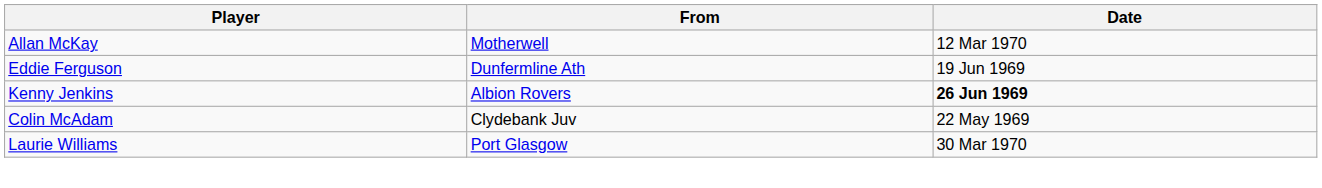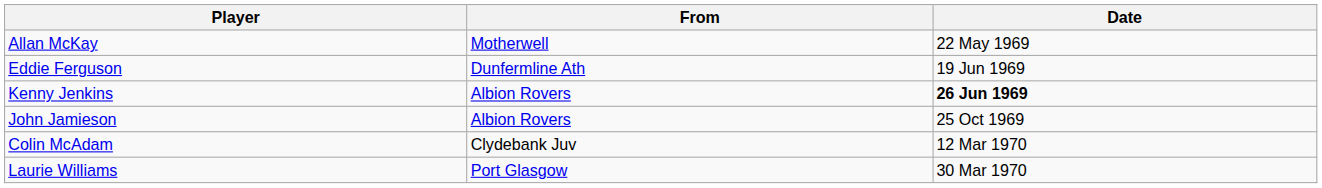(982, 43) 12 Mar 1970 -> (983, 43) 22 May 1969
+ row: (62, 119)
(983, 119) 22 May 1969 -> (982, 145) 12 Mar 1970
